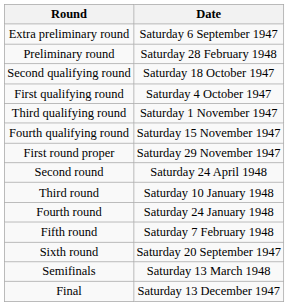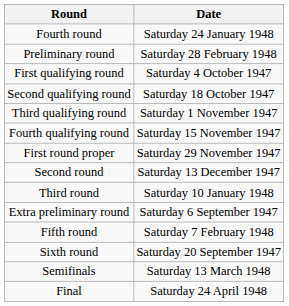rows swapped: (69, 34) <-> (69, 212)
rows swapped: (69, 93) <-> (69, 73)
(209, 172) Saturday 24 April 1948 -> (209, 172) Saturday 13 December 1947
(209, 291) Saturday 13 December 1947 -> (209, 291) Saturday 24 April 1948
